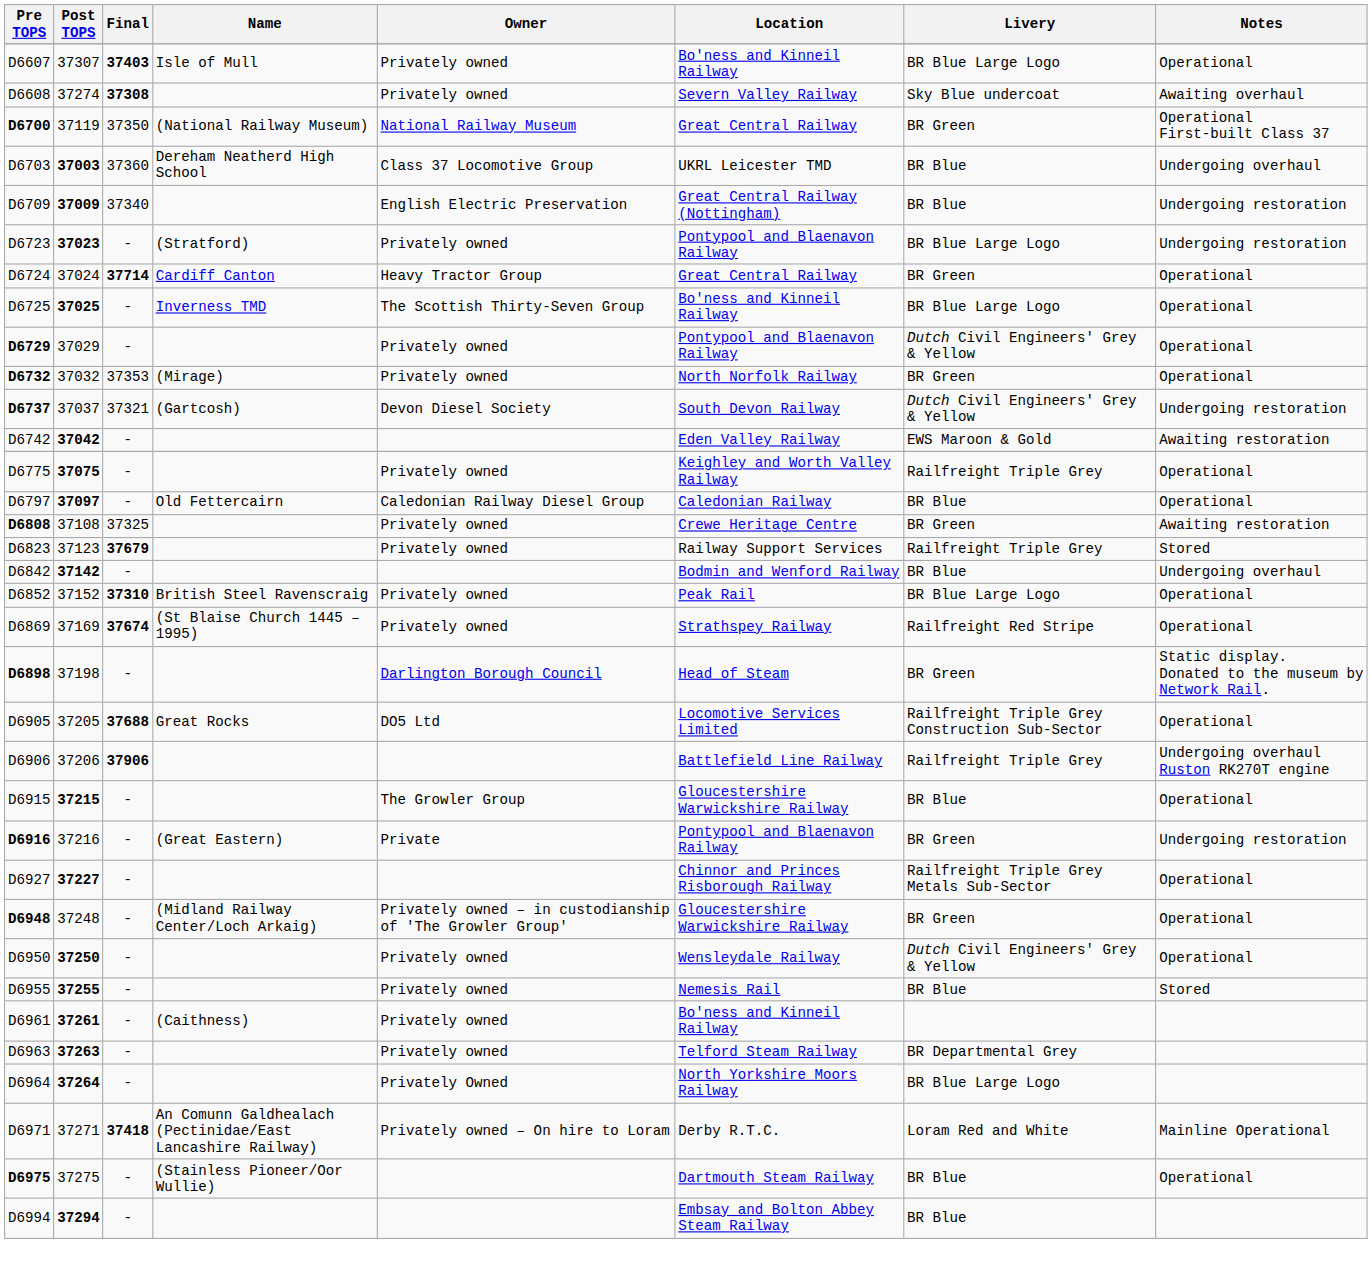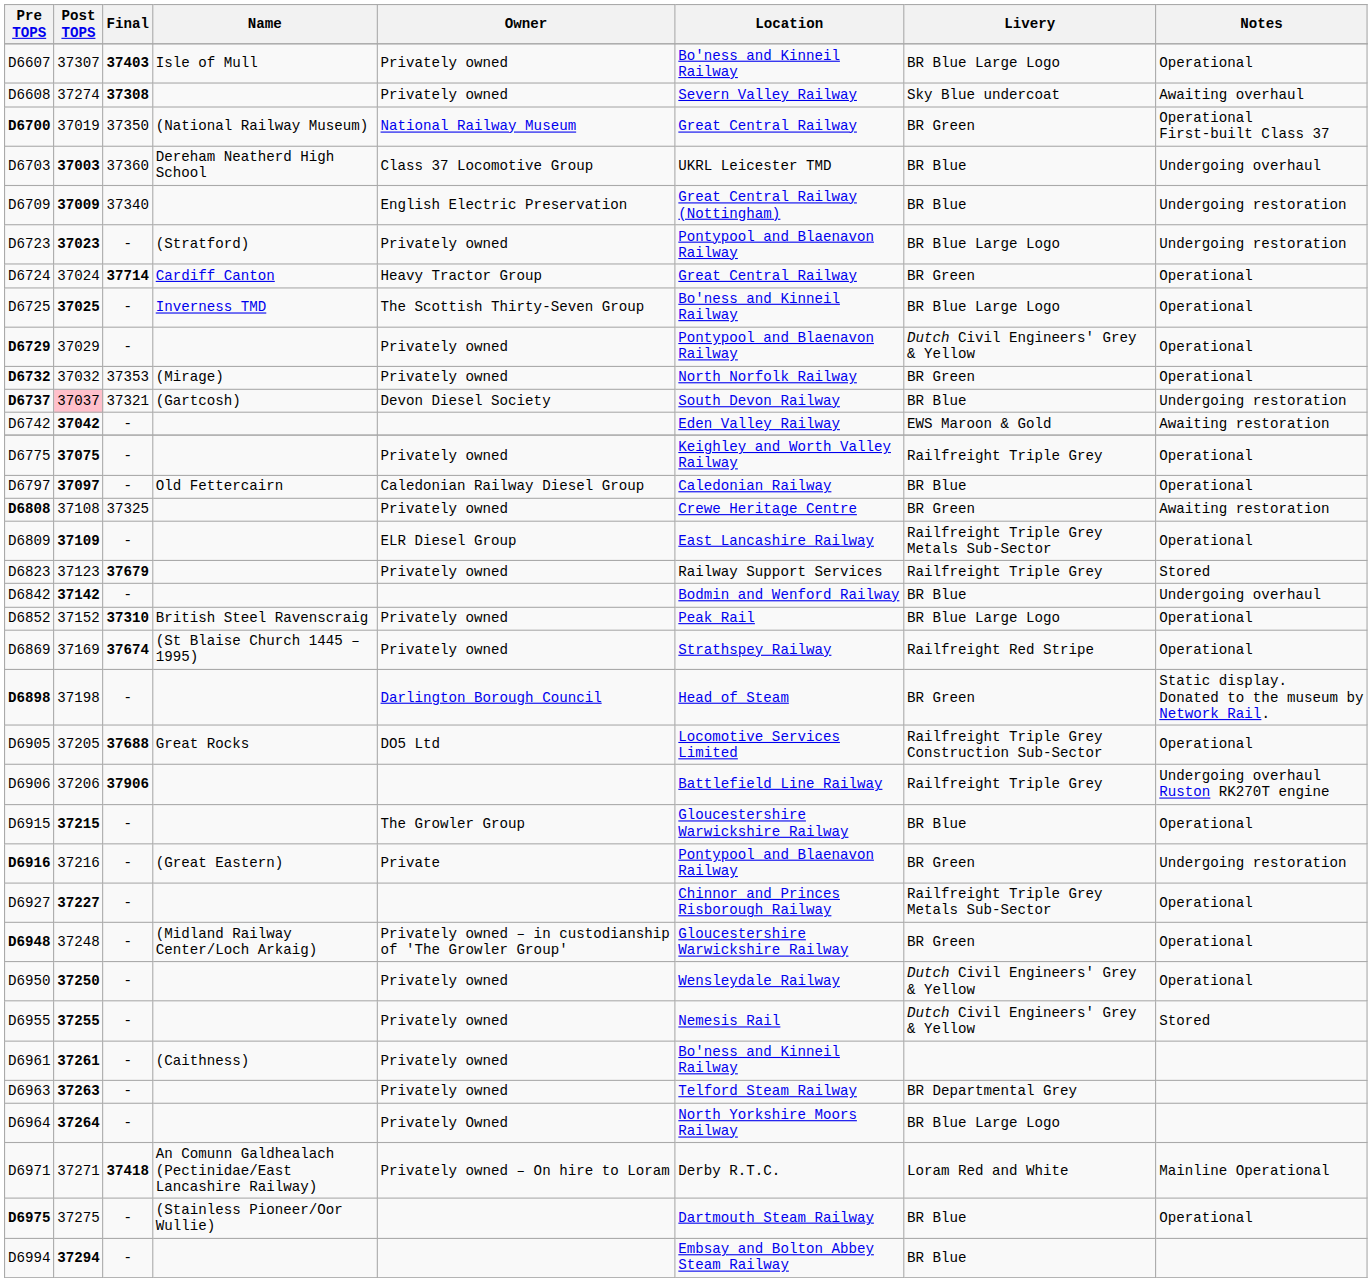(78, 126) 37119 -> (78, 126) 37019
(78, 409) no background -> (78, 401) pink background
(1022, 409) Dutch Civil Engineers' Grey & Yellow -> (937, 401) BR Blue
+ row: (29, 541)
(937, 990) BR Blue -> (1022, 1021) Dutch Civil Engineers' Grey & Yellow
